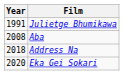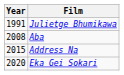(16, 50) 2018 -> (16, 50) 2015
